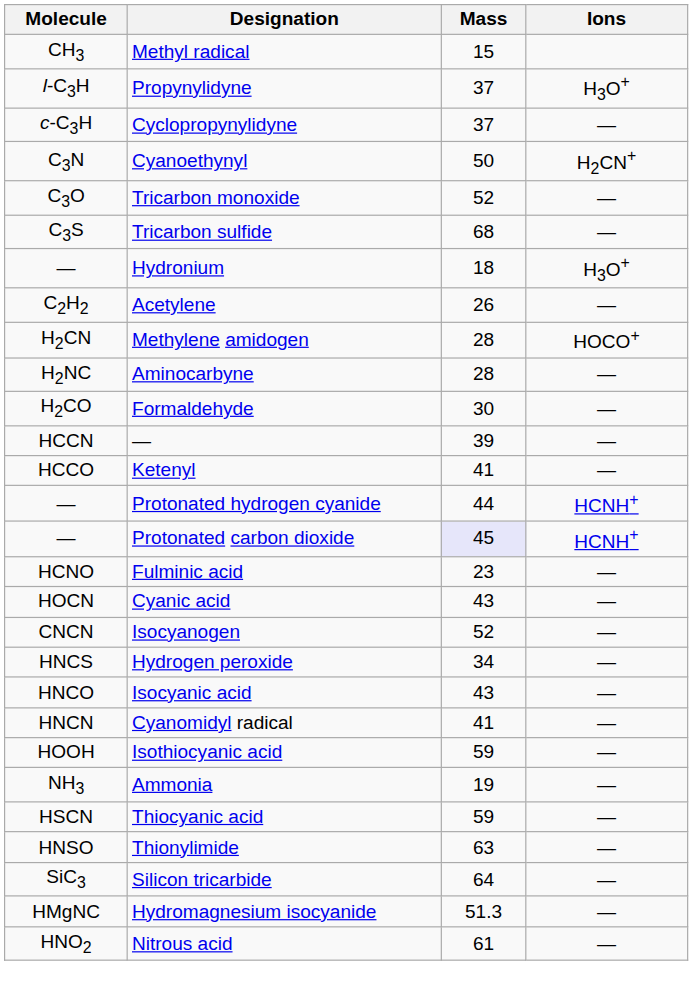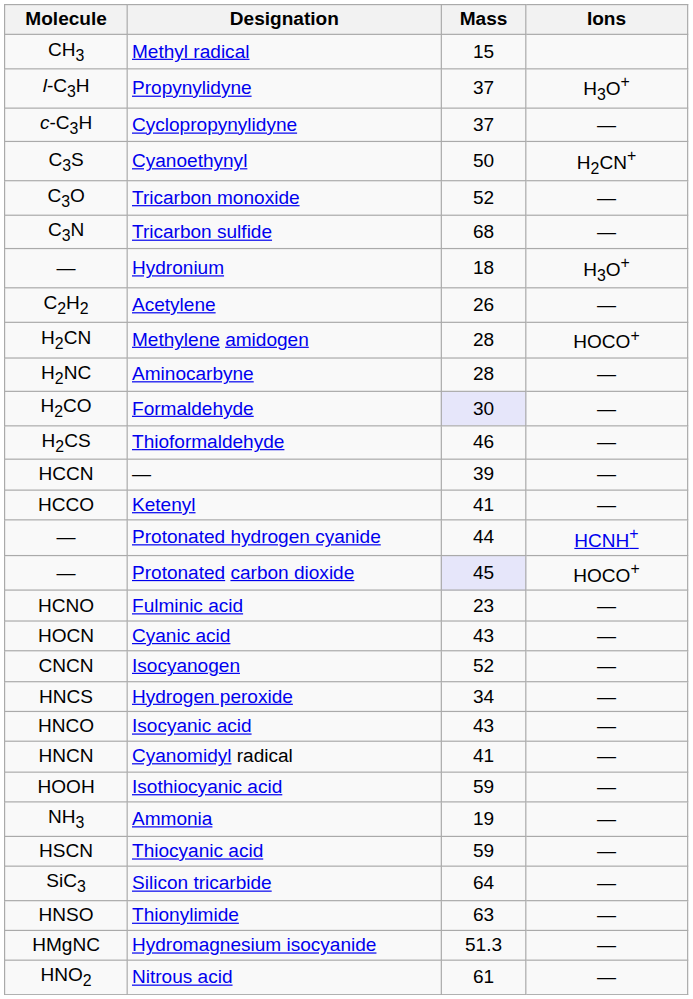(66, 161) C3N -> (66, 161) C3S
(66, 232) C3S -> (66, 232) C3N
(483, 408) no background -> (483, 408) lavender background
+ row: (208, 442)
(607, 538) HCNH+ -> (607, 572) HOCO+
rows swapped: (185, 847) <-> (202, 879)
